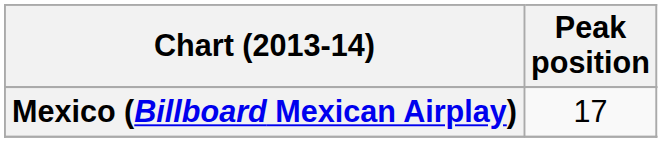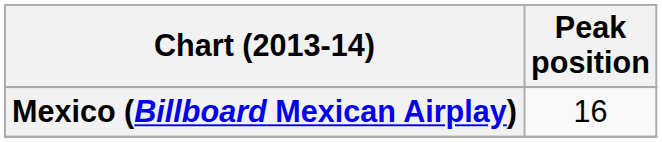(590, 111) 17 -> (590, 111) 16
